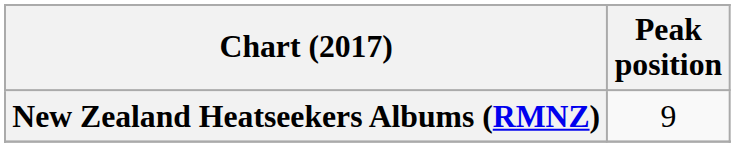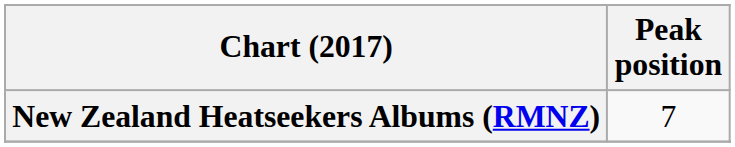(668, 115) 9 -> (668, 115) 7
